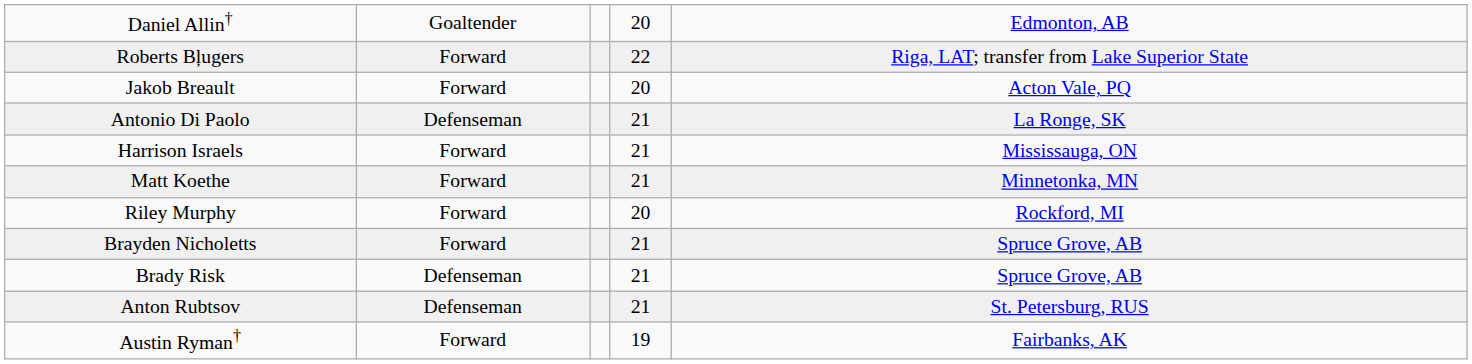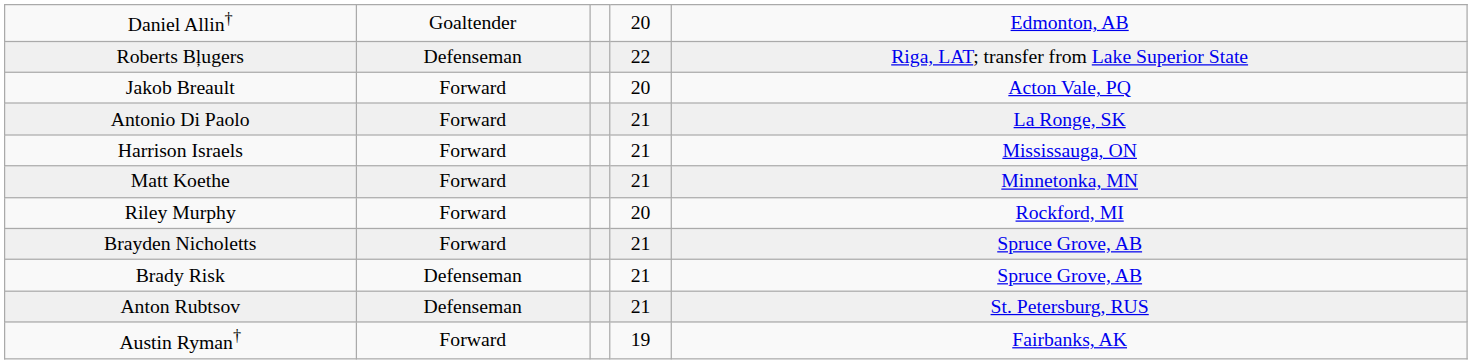(473, 56) Forward -> (473, 56) Defenseman
(473, 119) Defenseman -> (473, 119) Forward
